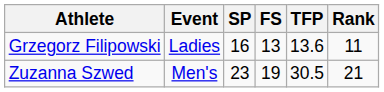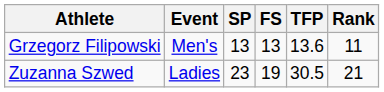(194, 46) Ladies -> (194, 46) Men's
(240, 46) 16 -> (240, 46) 13
(194, 74) Men's -> (194, 74) Ladies
